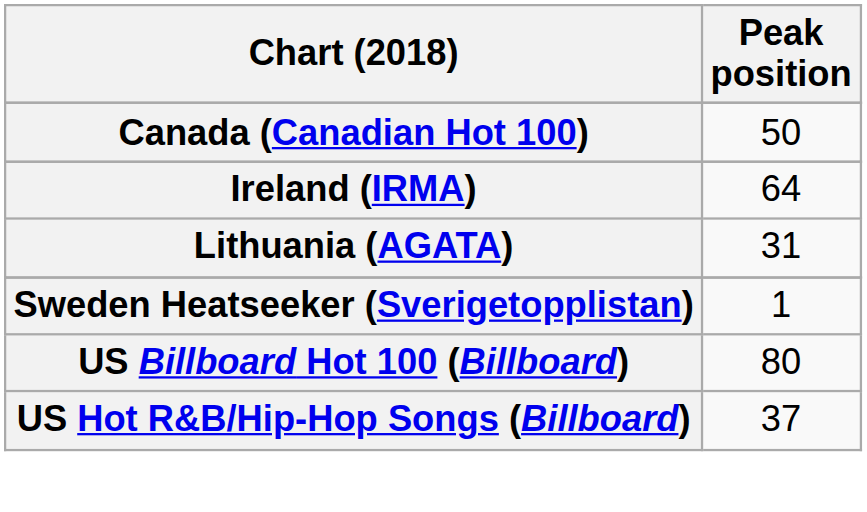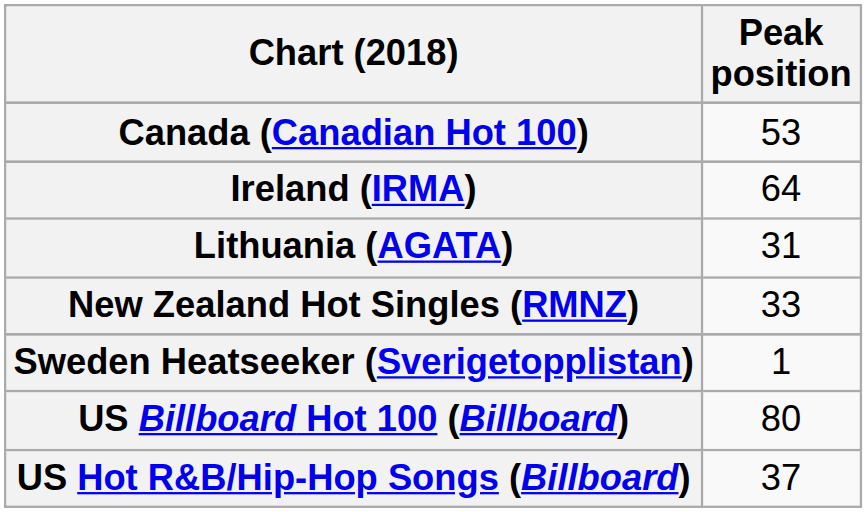(781, 131) 50 -> (781, 131) 53
+ row: (354, 304)
